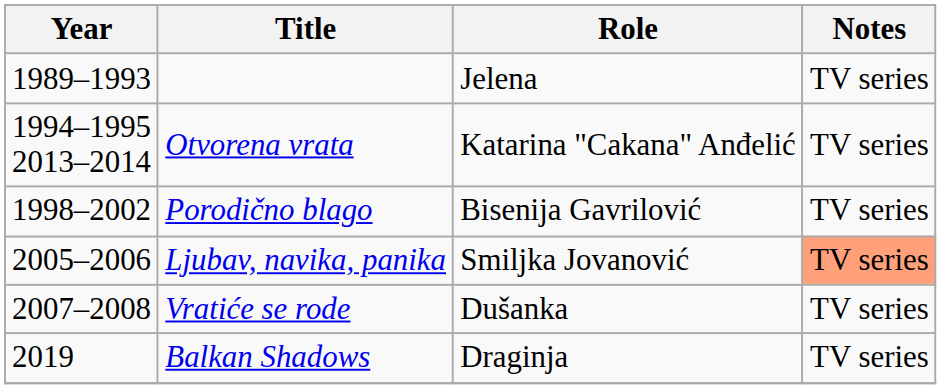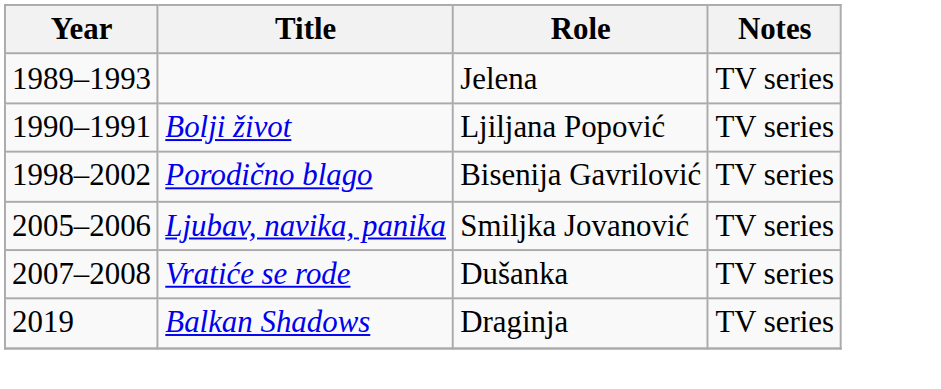+ row: (228, 126)
- row: (259, 144)
(869, 259) lightsalmon background -> (775, 224) no background
